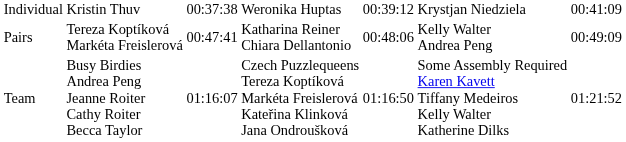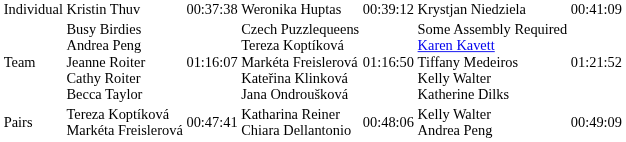rows swapped: (18, 37) <-> (20, 98)
